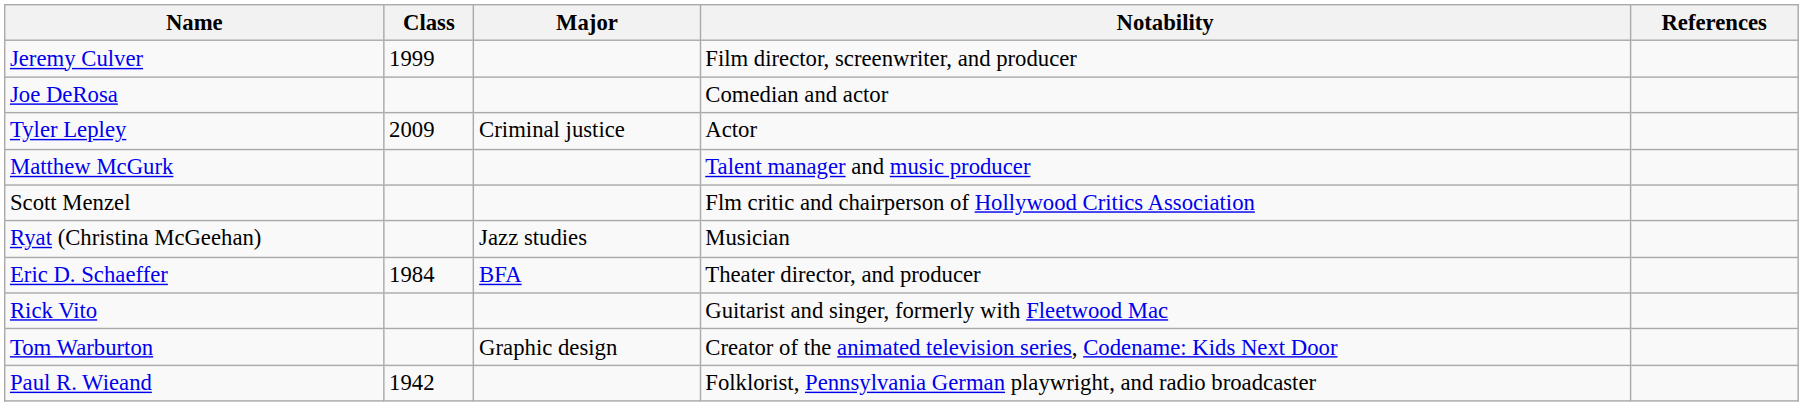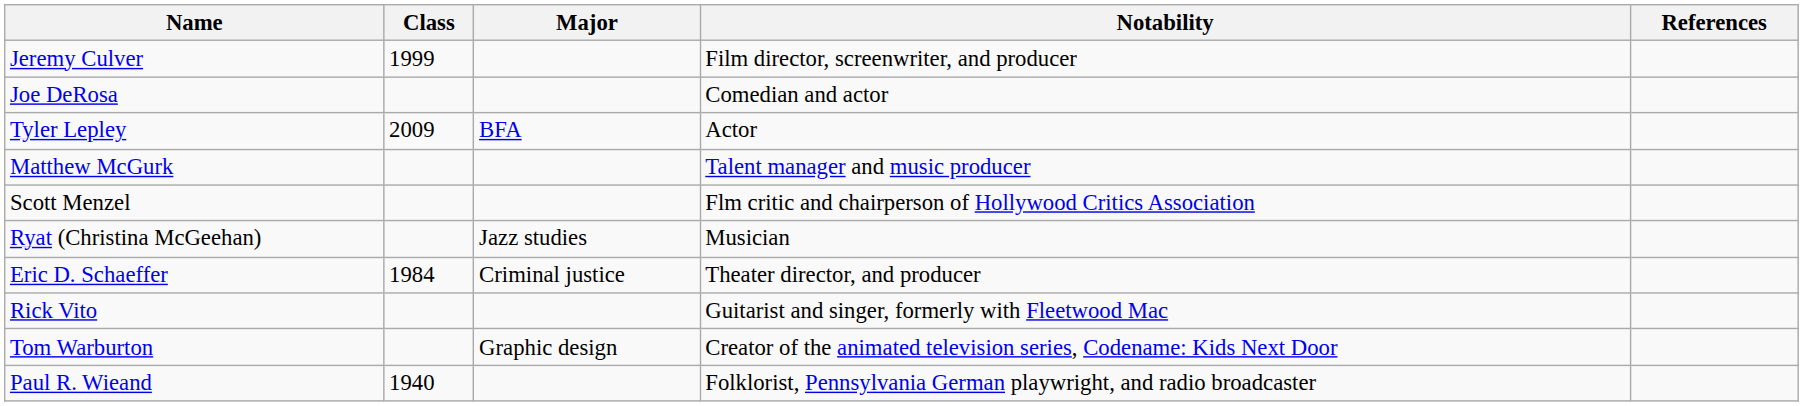(552, 130) Criminal justice -> (500, 130) BFA
(500, 274) BFA -> (552, 274) Criminal justice
(412, 382) 1942 -> (412, 382) 1940
